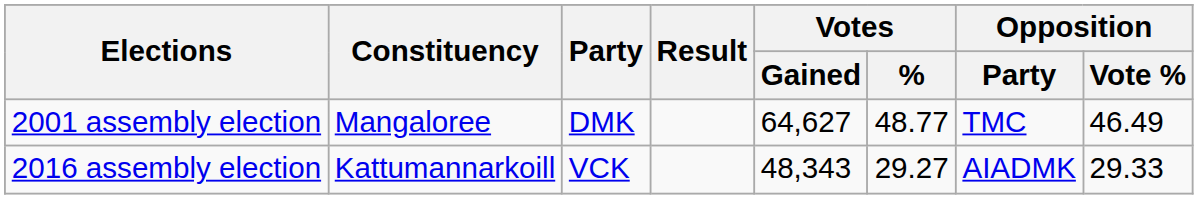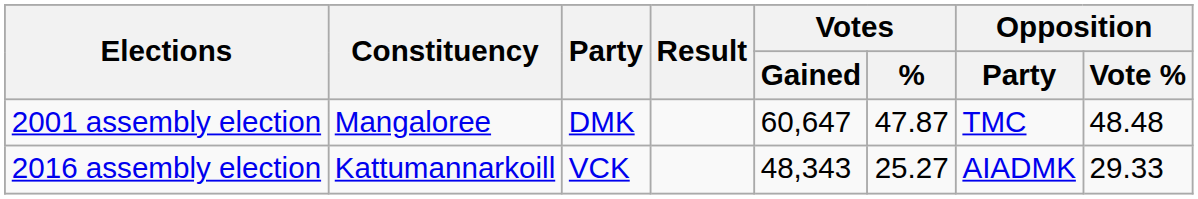(806, 121) 64,627 -> (806, 121) 60,647
(912, 121) 48.77 -> (912, 121) 47.87
(1127, 121) 46.49 -> (1127, 121) 48.48
(912, 168) 29.27 -> (912, 168) 25.27
